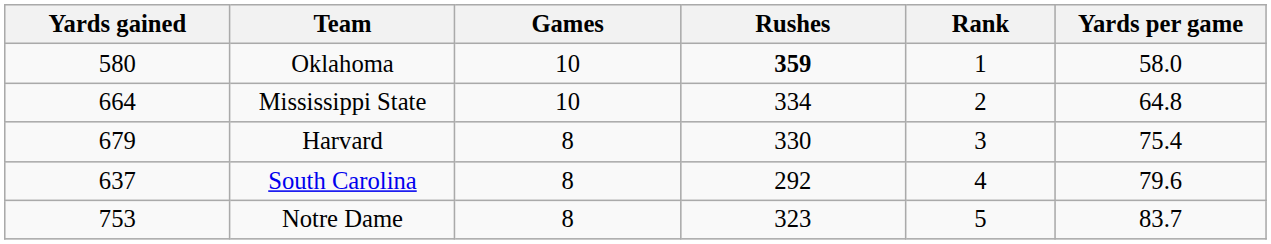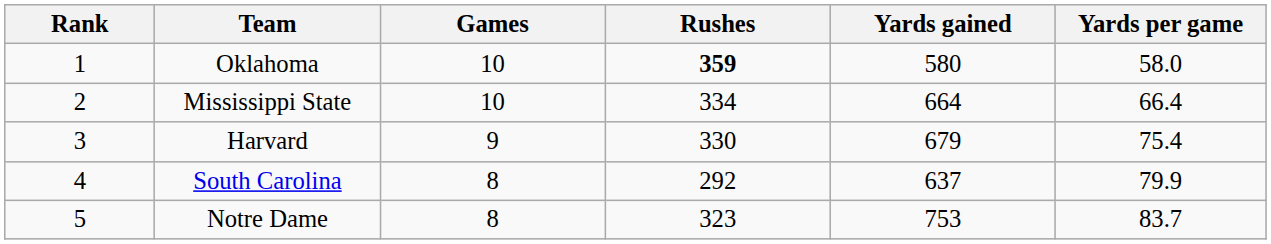columns swapped: (980, 24) <-> (117, 24)
(1161, 102) 64.8 -> (1161, 102) 66.4
(568, 141) 8 -> (493, 141) 9
(1161, 180) 79.6 -> (1161, 180) 79.9
